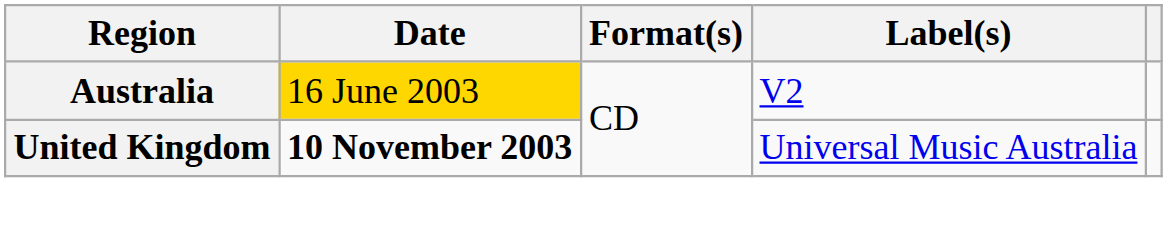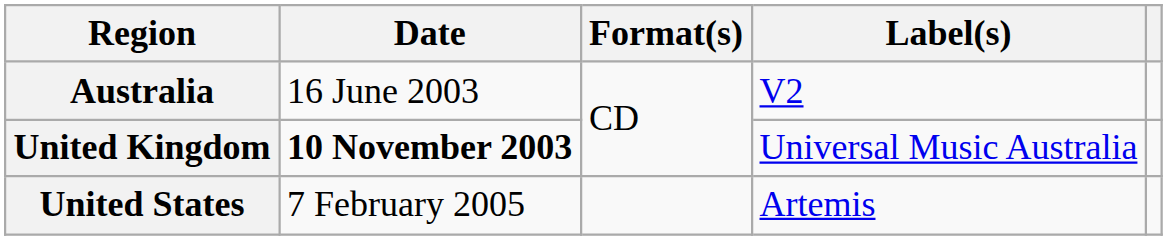(383, 90) gold background -> (383, 90) no background
+ row: (142, 204)
